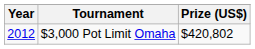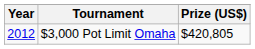(207, 34) $420,802 -> (207, 34) $420,805
